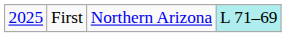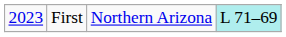(26, 18) 2025 -> (26, 18) 2023
